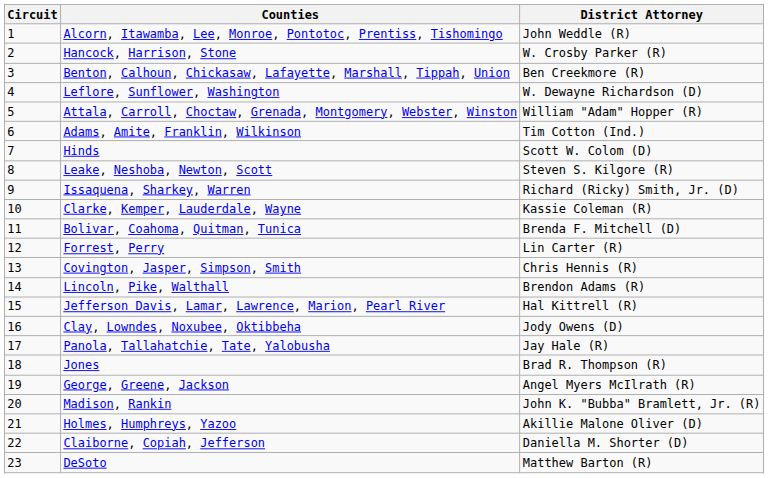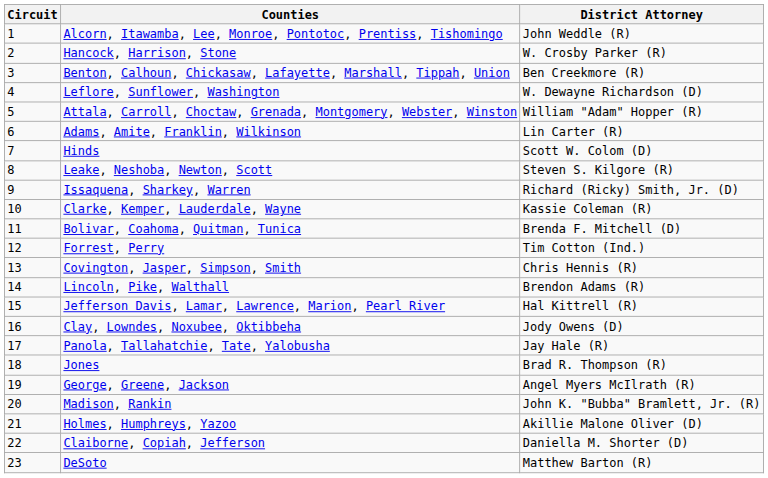(584, 131) Tim Cotton (Ind.) -> (573, 131) Lin Carter (R)
(573, 248) Lin Carter (R) -> (584, 248) Tim Cotton (Ind.)
